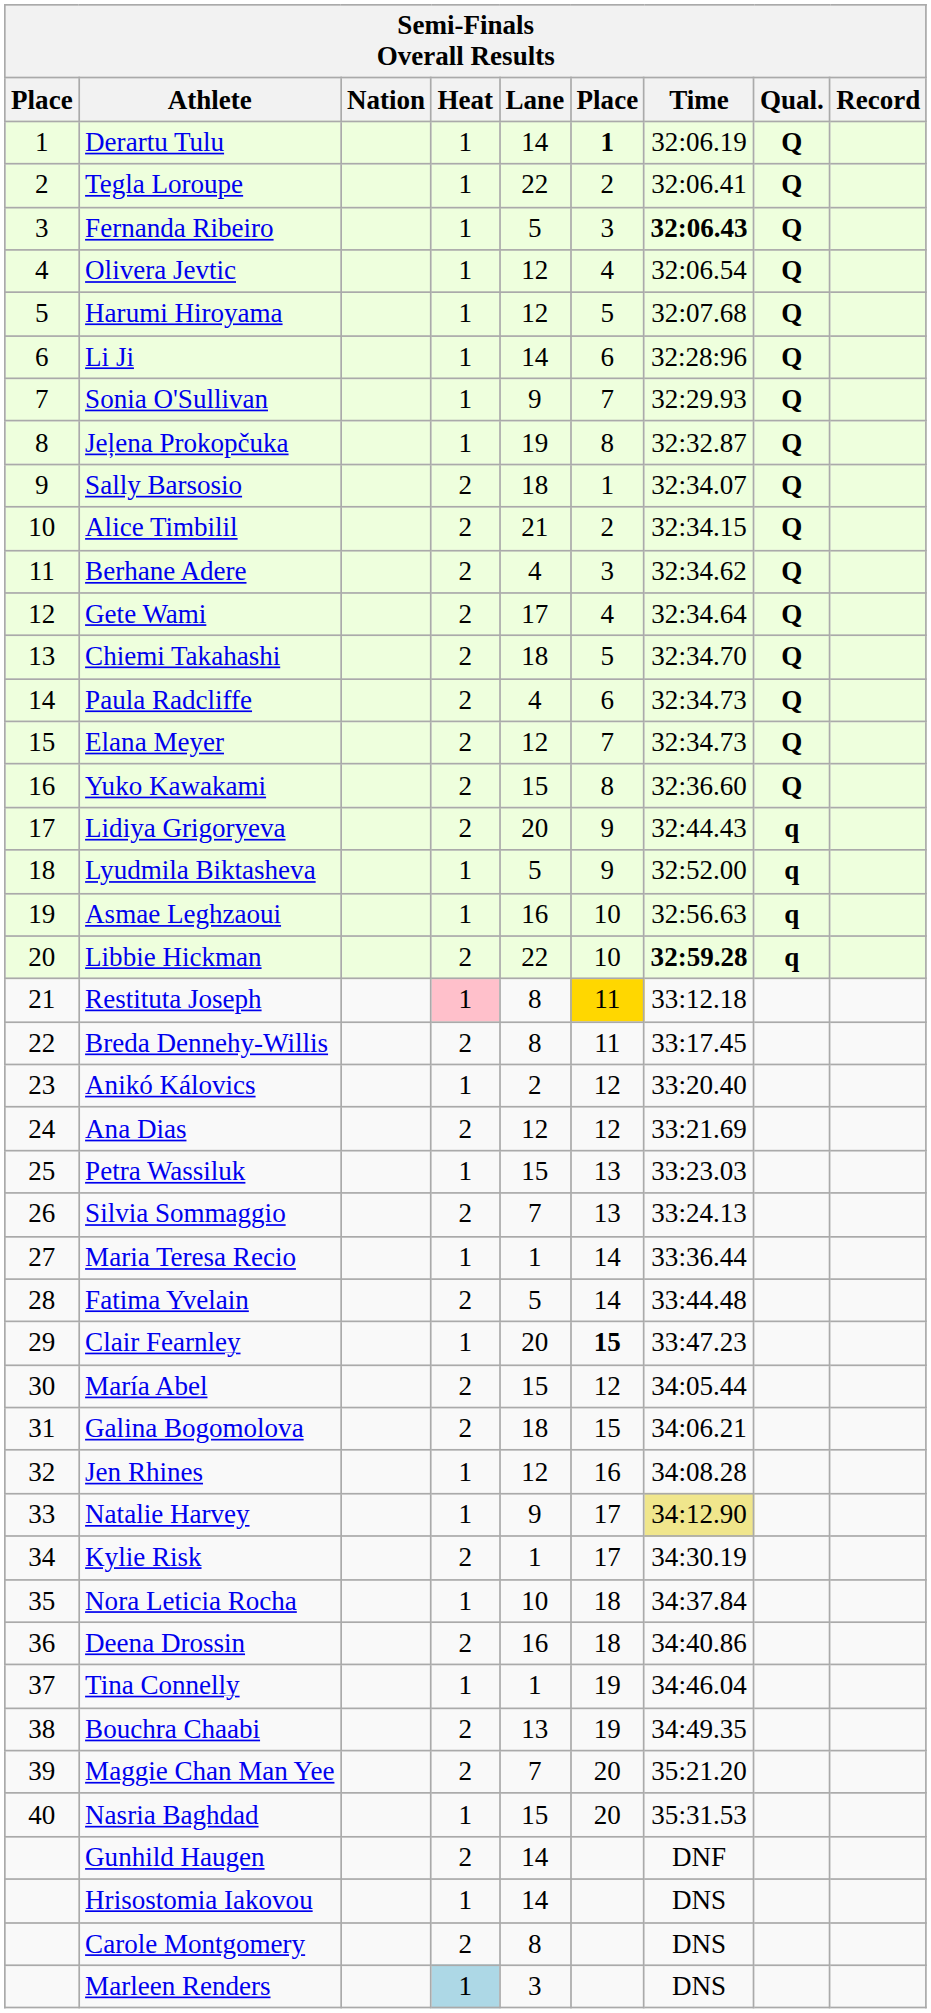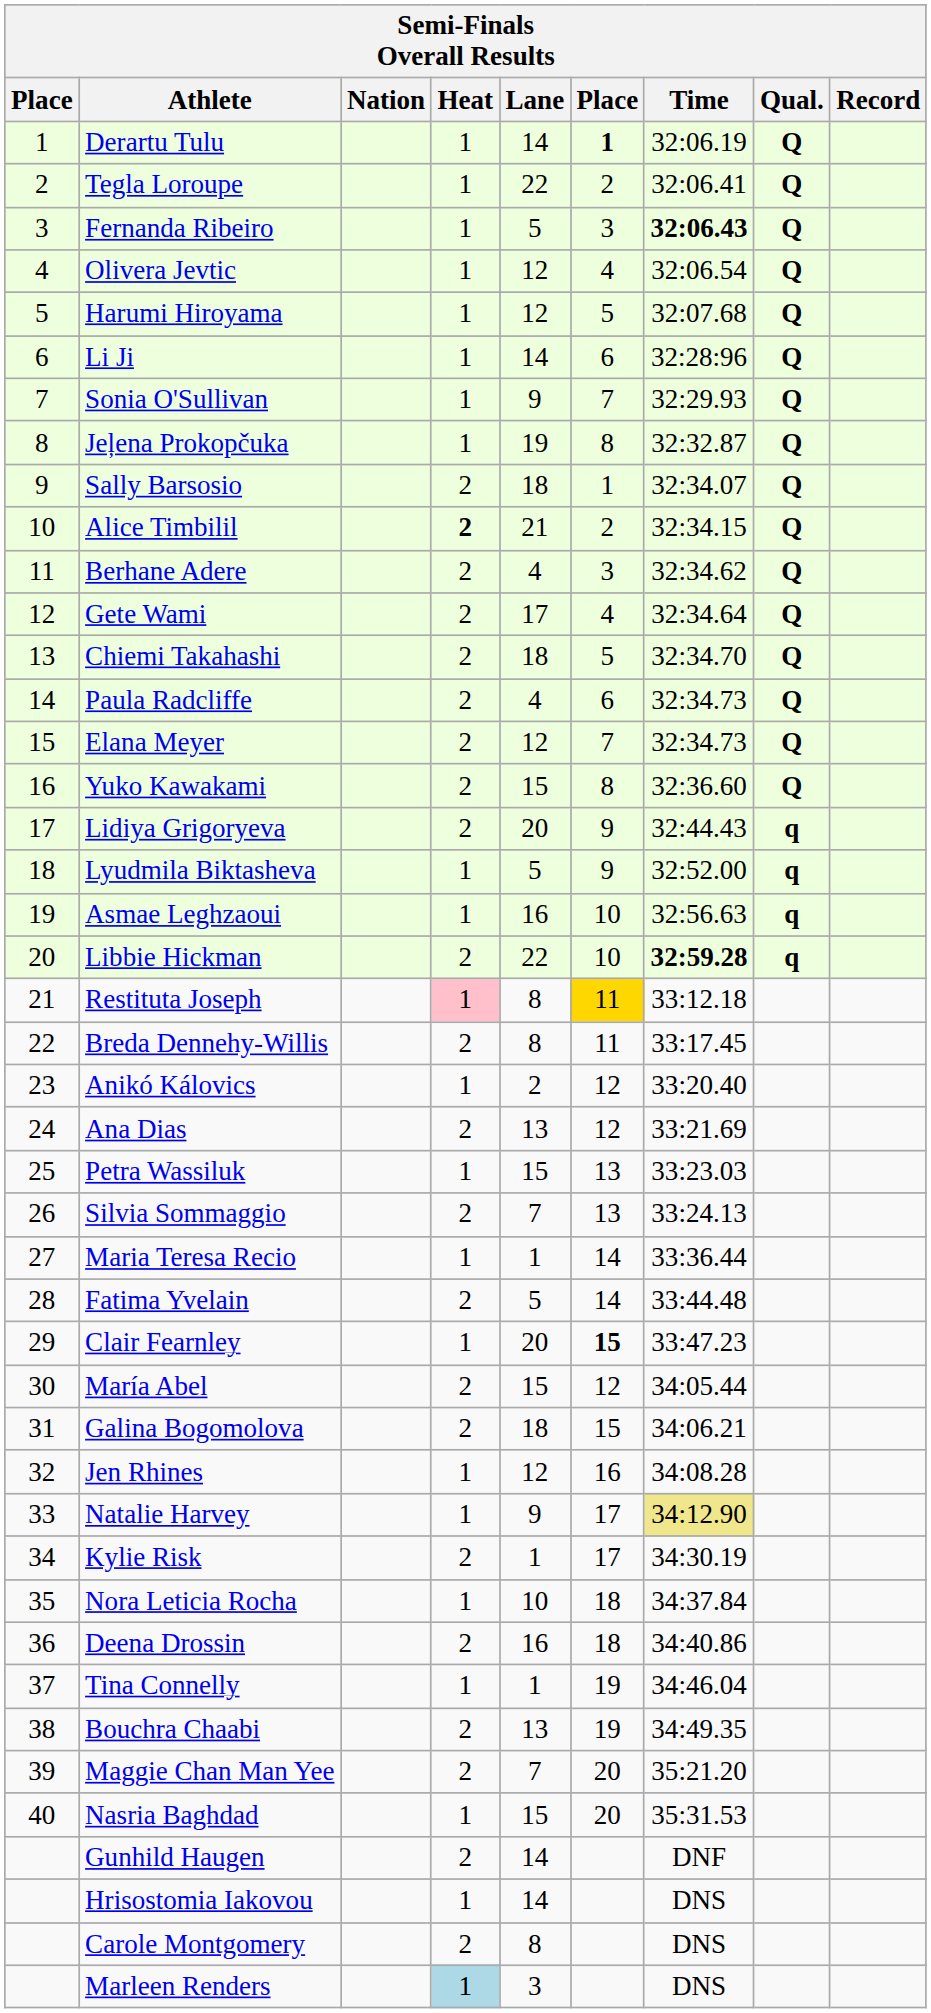(465, 528) normal -> (465, 528) bold
(535, 1128) 12 -> (535, 1128) 13
